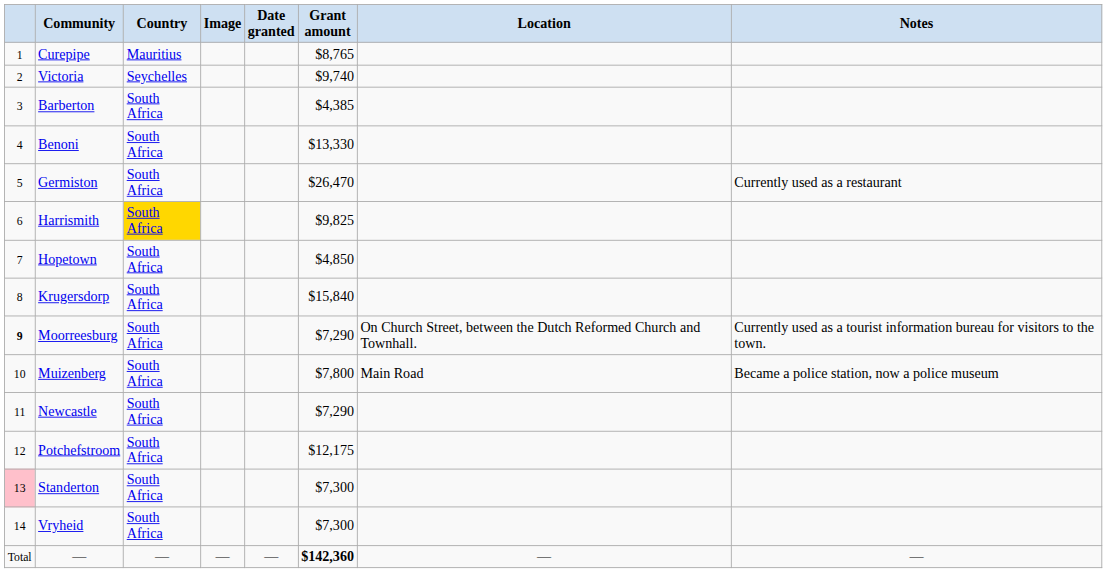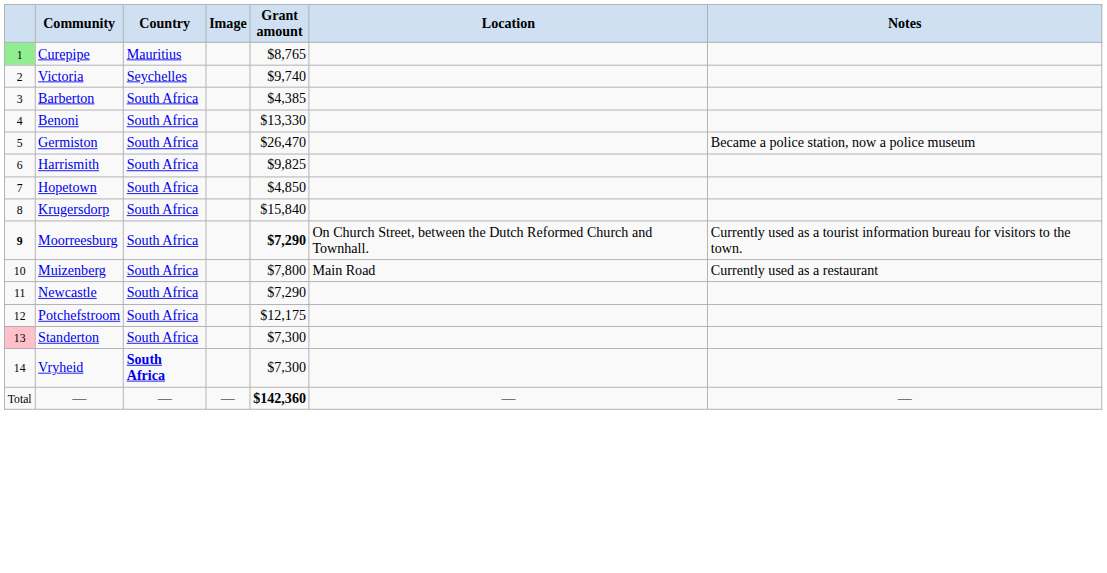- column: (271, 23)
(20, 54) no background -> (20, 54) lightgreen background
(818, 182) Currently used as a restaurant -> (843, 143) Became a police station, now a police museum
(145, 220) gold background -> (163, 165) no background
(335, 335) normal -> (287, 240) bold
(867, 373) Became a police station, now a police museum -> (795, 270) Currently used as a restaurant
(145, 526) normal -> (146, 367) bold
